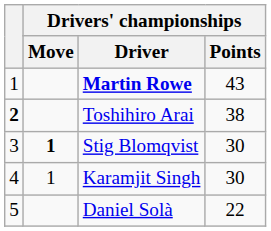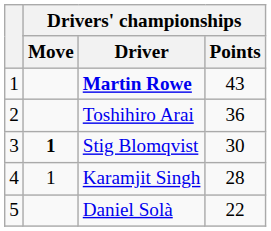(14, 114) bold -> (14, 114) normal
(235, 114) 38 -> (235, 114) 36
(235, 178) 30 -> (235, 178) 28
